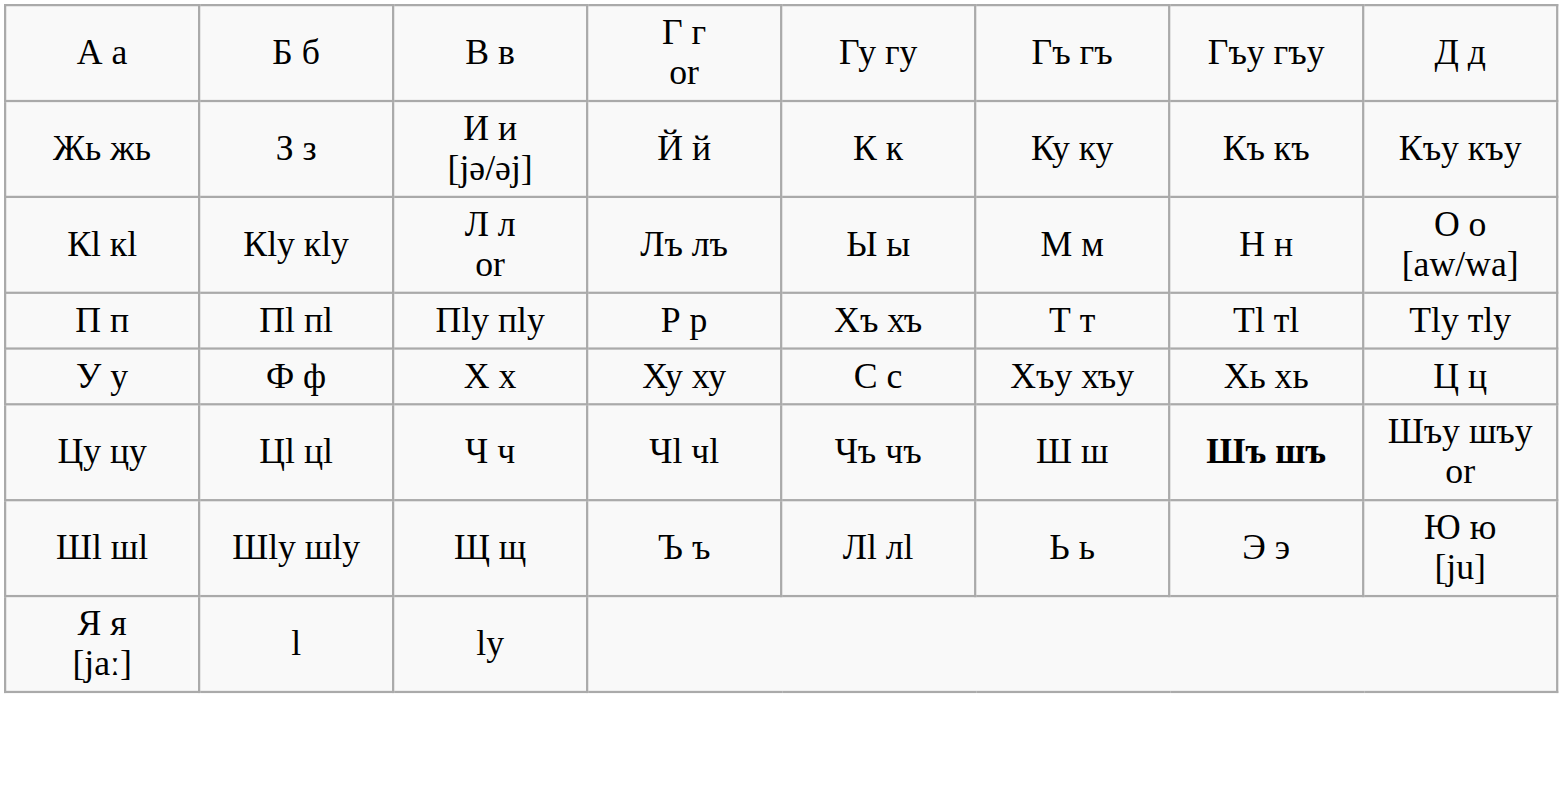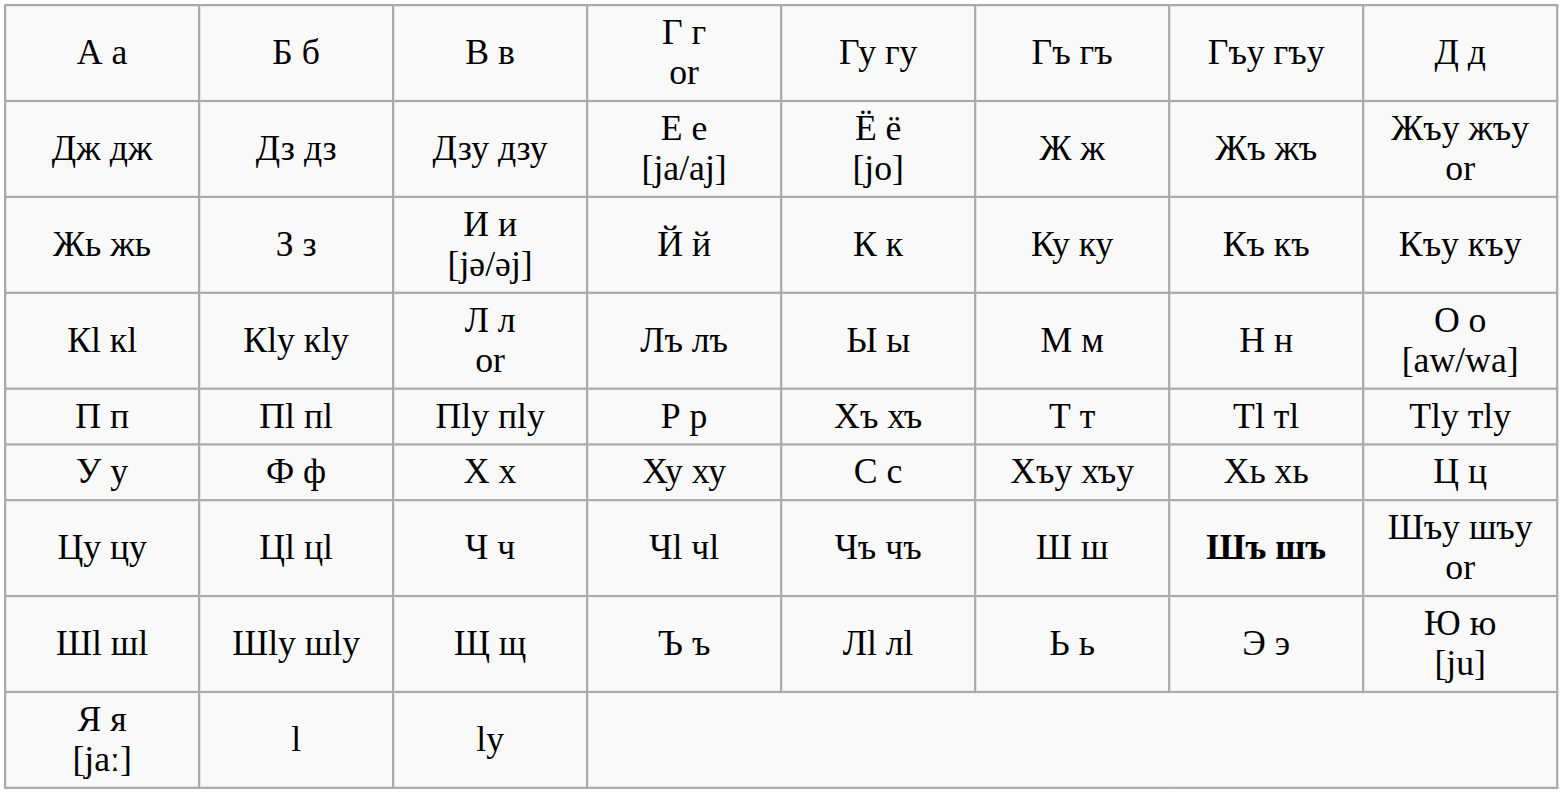+ row: (102, 148)
